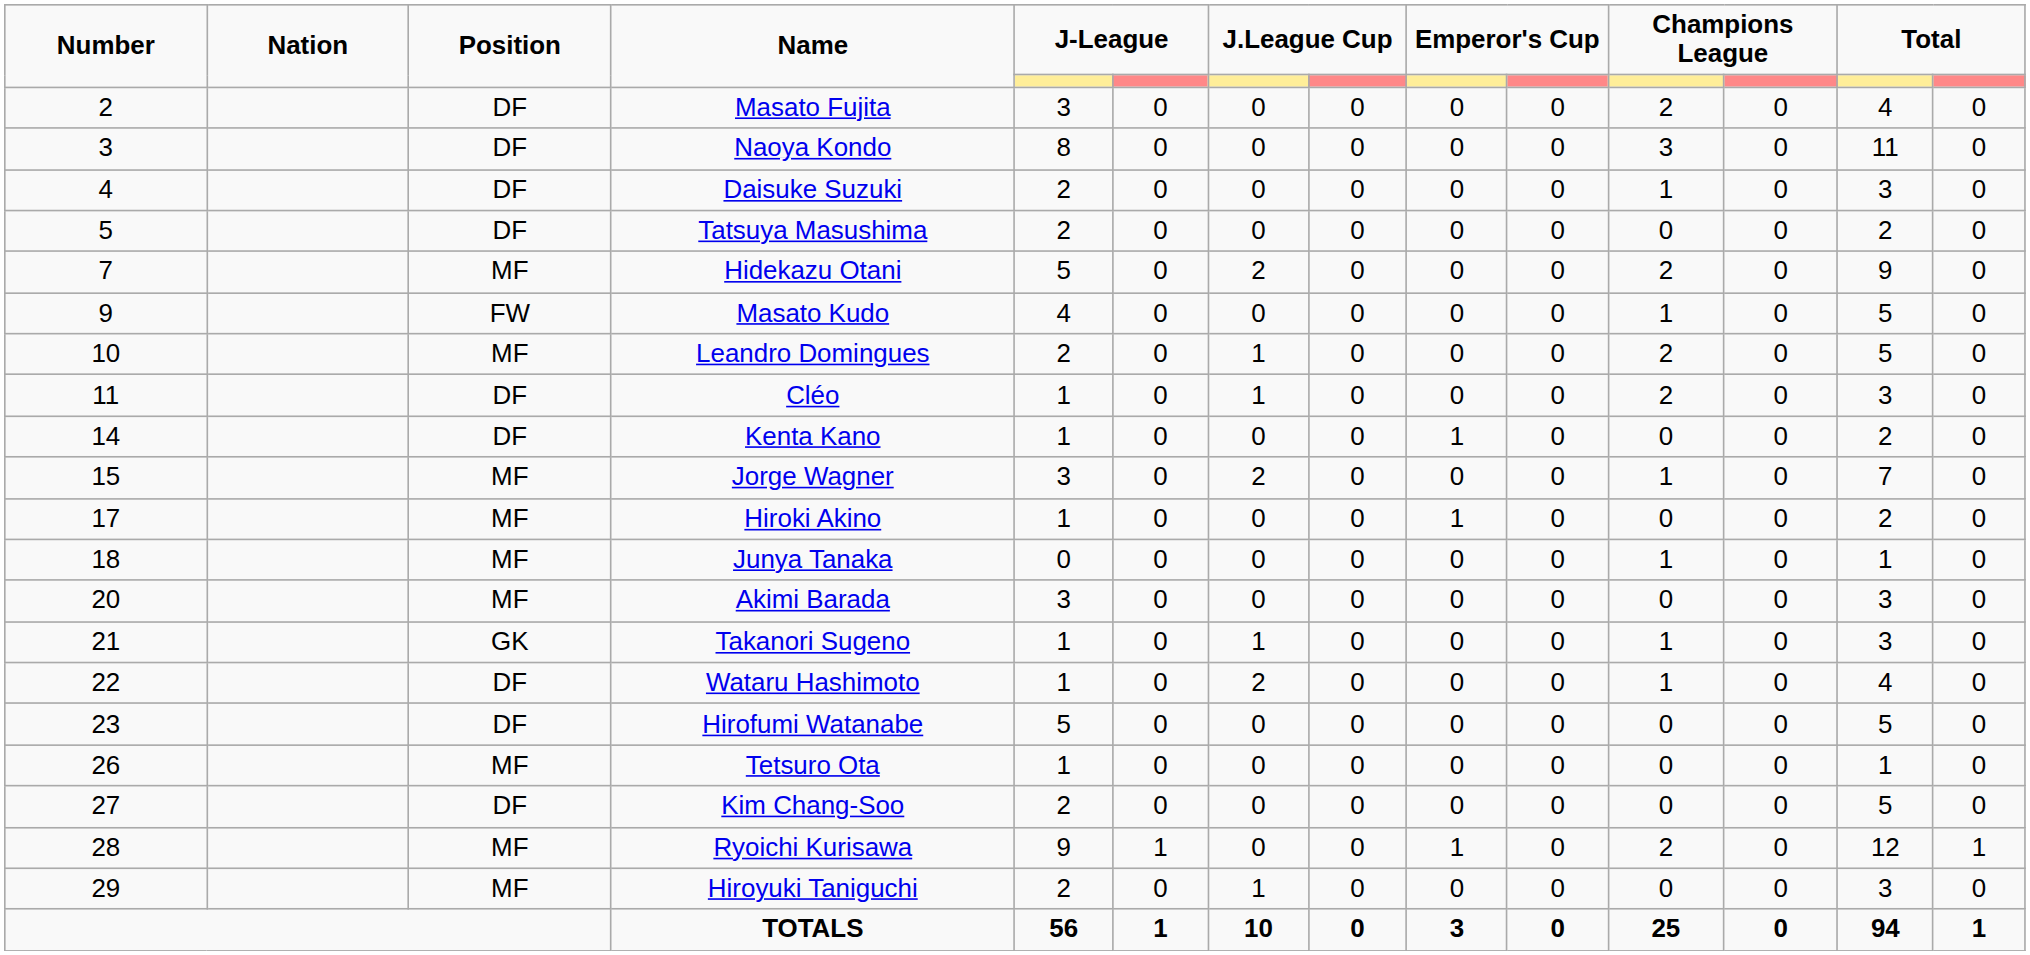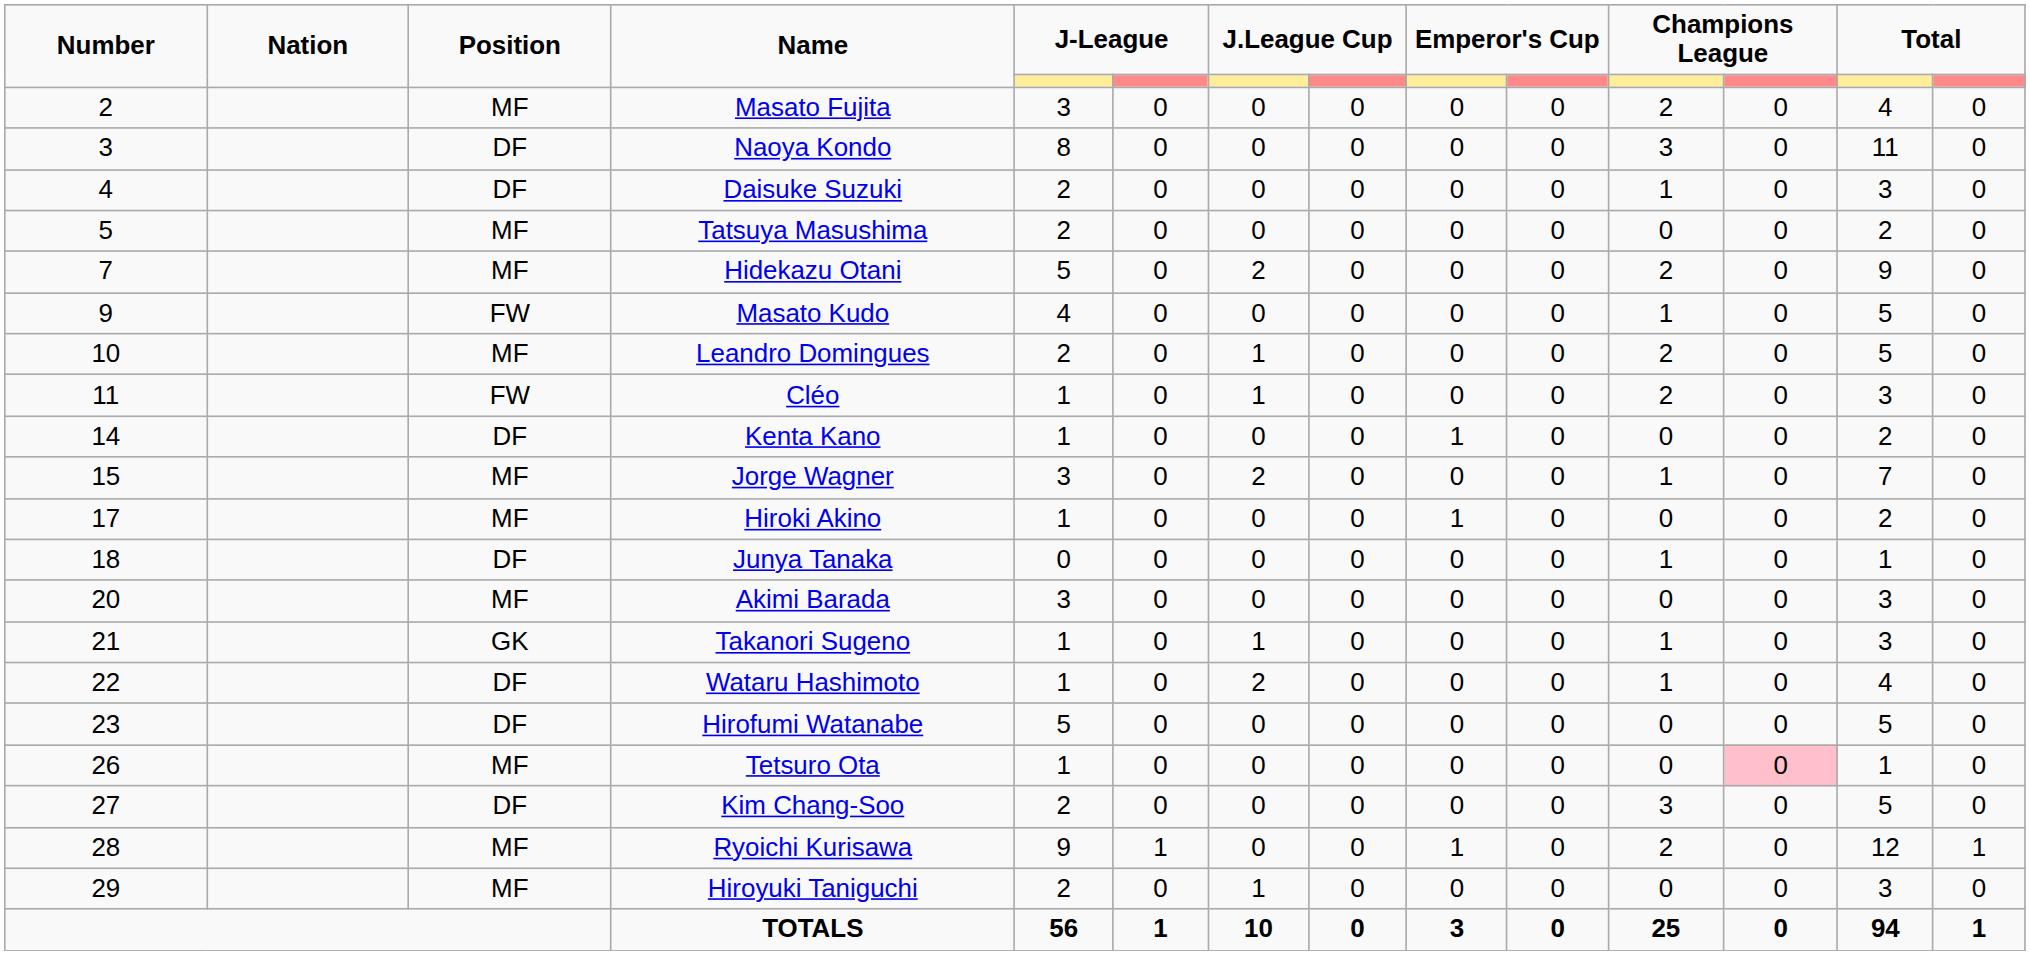(510, 107) DF -> (510, 107) MF
(510, 230) DF -> (510, 230) MF
(510, 395) DF -> (510, 395) FW
(510, 559) MF -> (510, 559) DF
(1781, 764) no background -> (1781, 764) pink background
(1666, 806) 0 -> (1666, 806) 3
